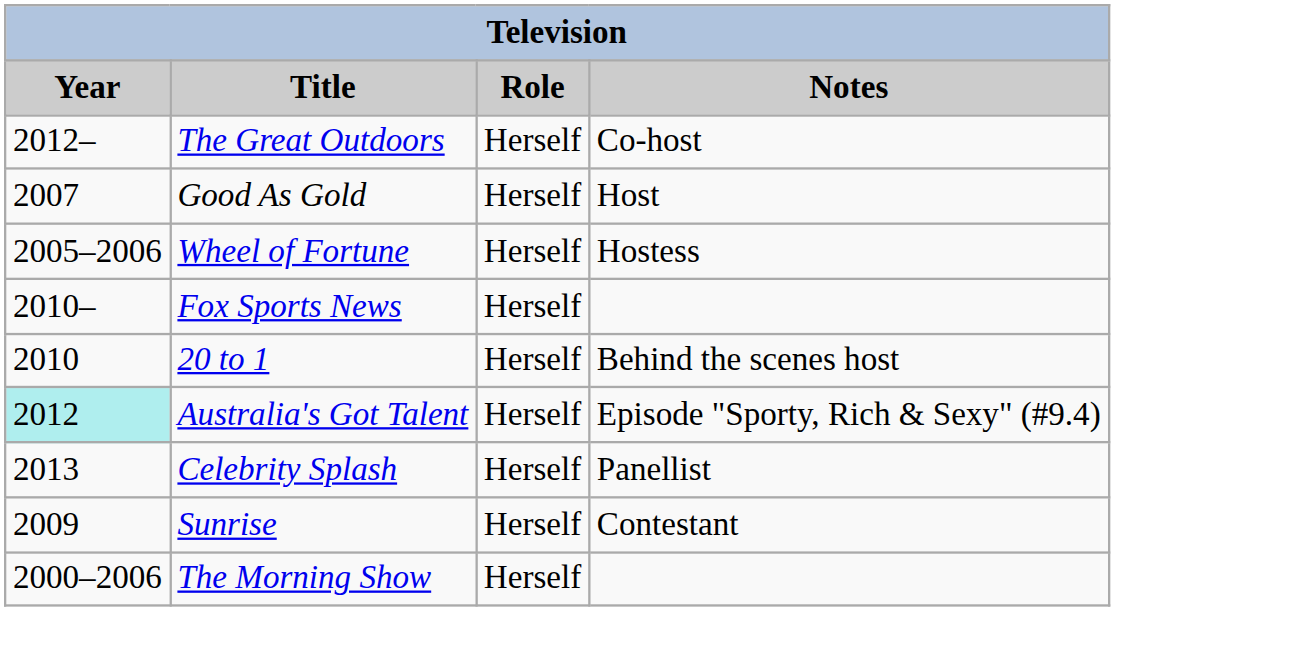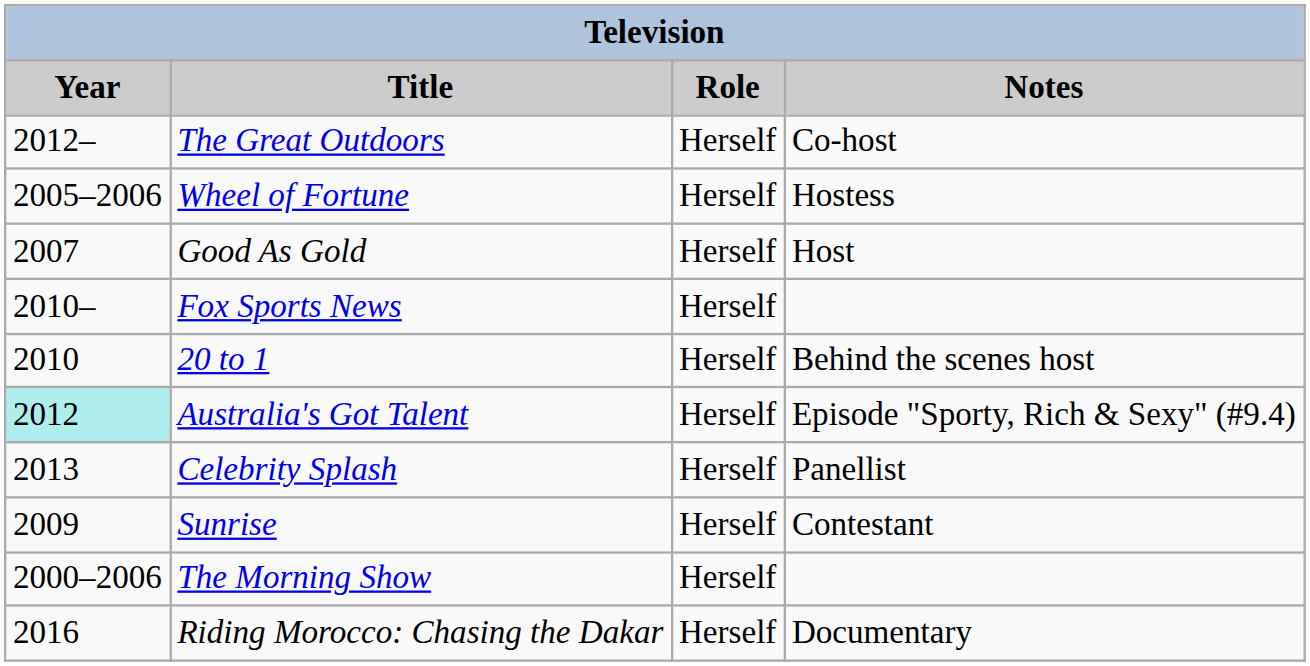rows swapped: (293, 250) <-> (272, 196)
+ row: (420, 633)
